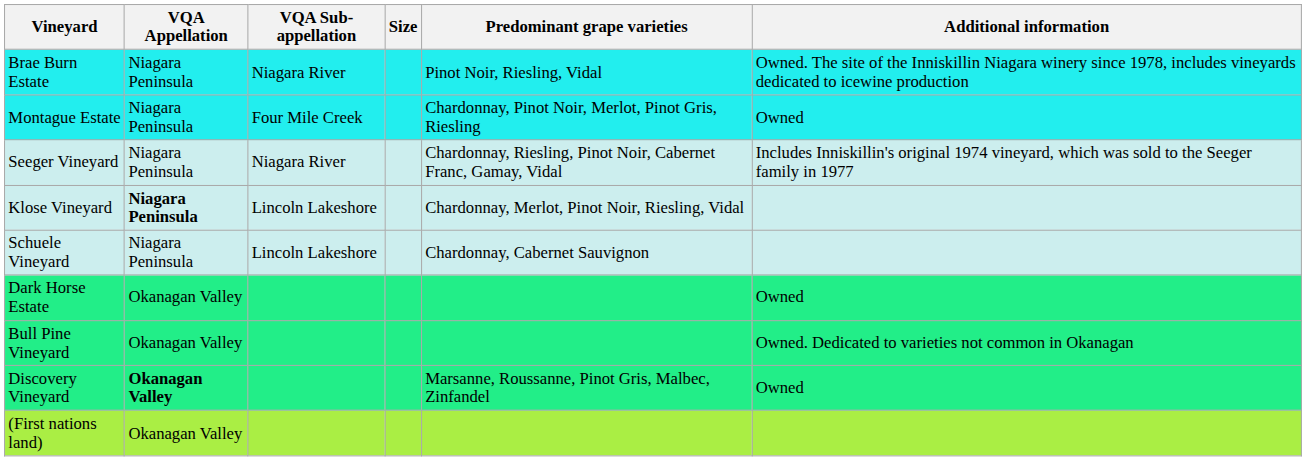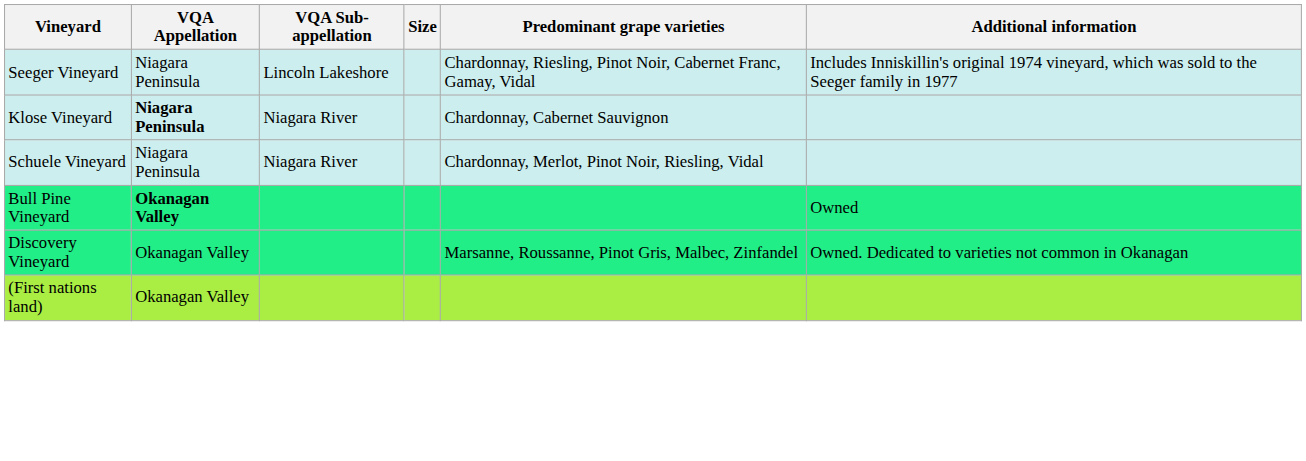- row: (43, 72)
- row: (64, 117)
(299, 162) Niagara River -> (326, 72) Lincoln Lakeshore
(314, 207) Lincoln Lakeshore -> (310, 117) Niagara River
(585, 207) Chardonnay, Merlot, Pinot Noir, Riesling, Vidal -> (556, 117) Chardonnay, Cabernet Sauvignon
(314, 252) Lincoln Lakeshore -> (310, 162) Niagara River
(537, 252) Chardonnay, Cabernet Sauvignon -> (604, 162) Chardonnay, Merlot, Pinot Noir, Riesling, Vidal
- row: (47, 297)
(185, 342) normal -> (172, 207) bold
(945, 342) Owned. Dedicated to varieties not common in Okanagan -> (834, 207) Owned
(165, 387) bold -> (192, 252) normal
(780, 387) Owned -> (999, 252) Owned. Dedicated to varieties not common in Okanagan
